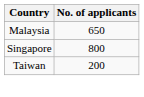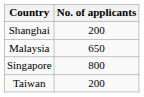+ row: (29, 30)
